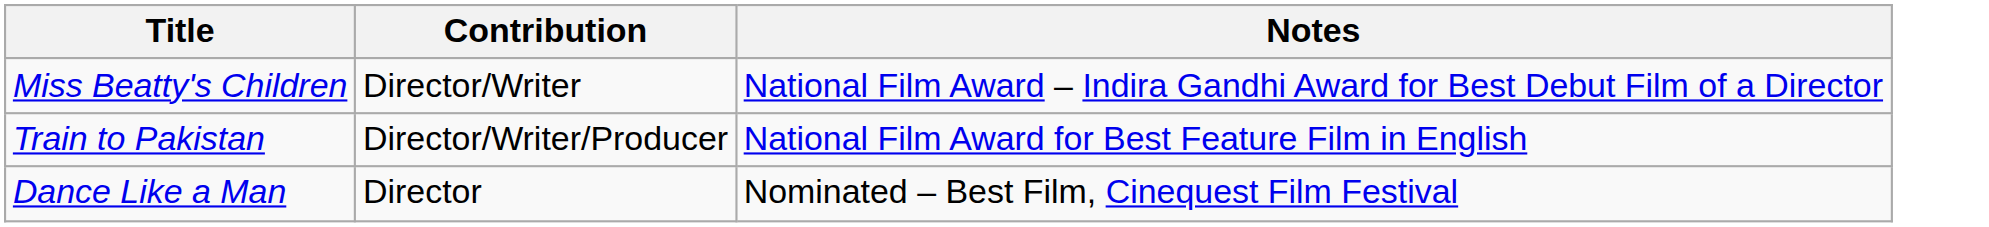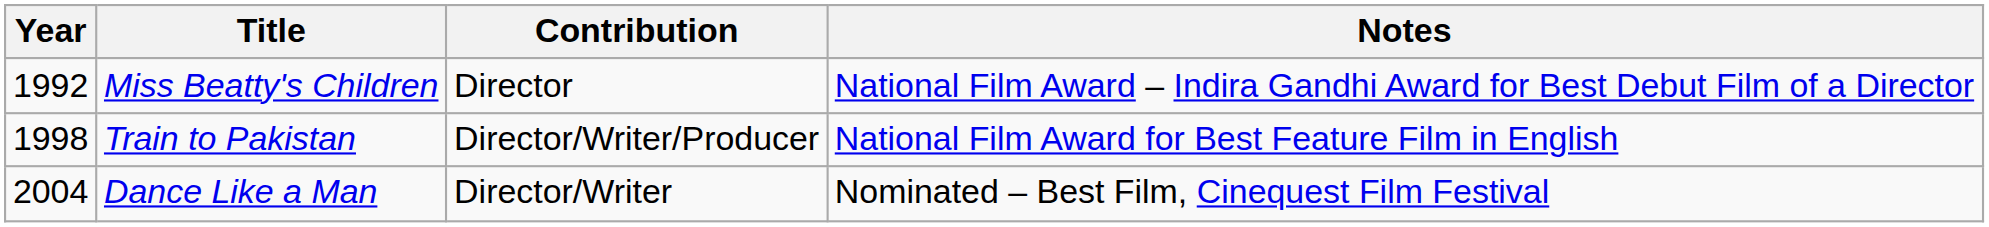+ column: (51, 31)
(472, 85) Director/Writer -> (513, 85) Director
(422, 192) Director -> (563, 192) Director/Writer
